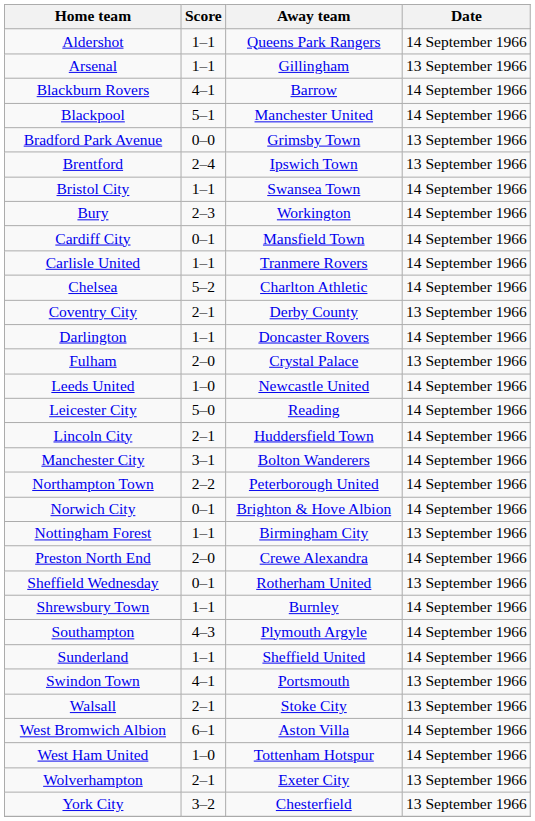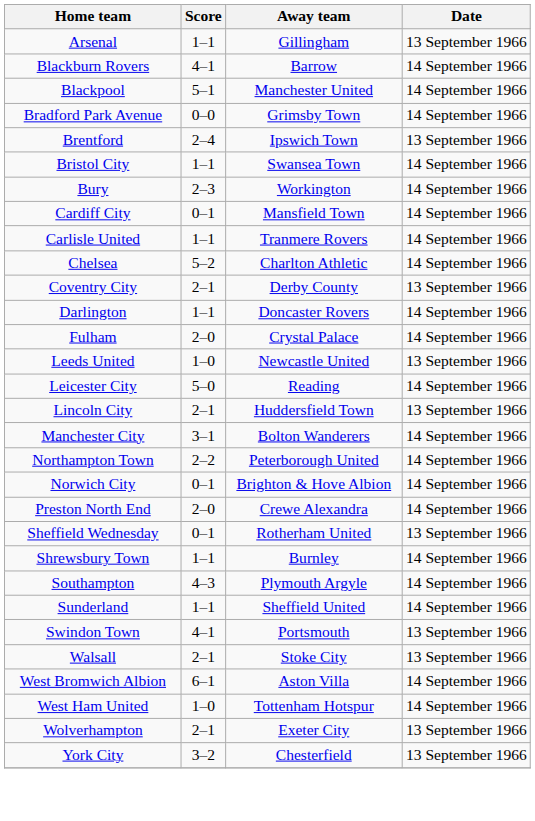- row: (93, 41)
(466, 139) 13 September 1966 -> (466, 115) 14 September 1966
(466, 361) 13 September 1966 -> (466, 336) 14 September 1966
(466, 386) 14 September 1966 -> (466, 361) 13 September 1966
(466, 435) 14 September 1966 -> (466, 410) 13 September 1966
- row: (93, 533)
